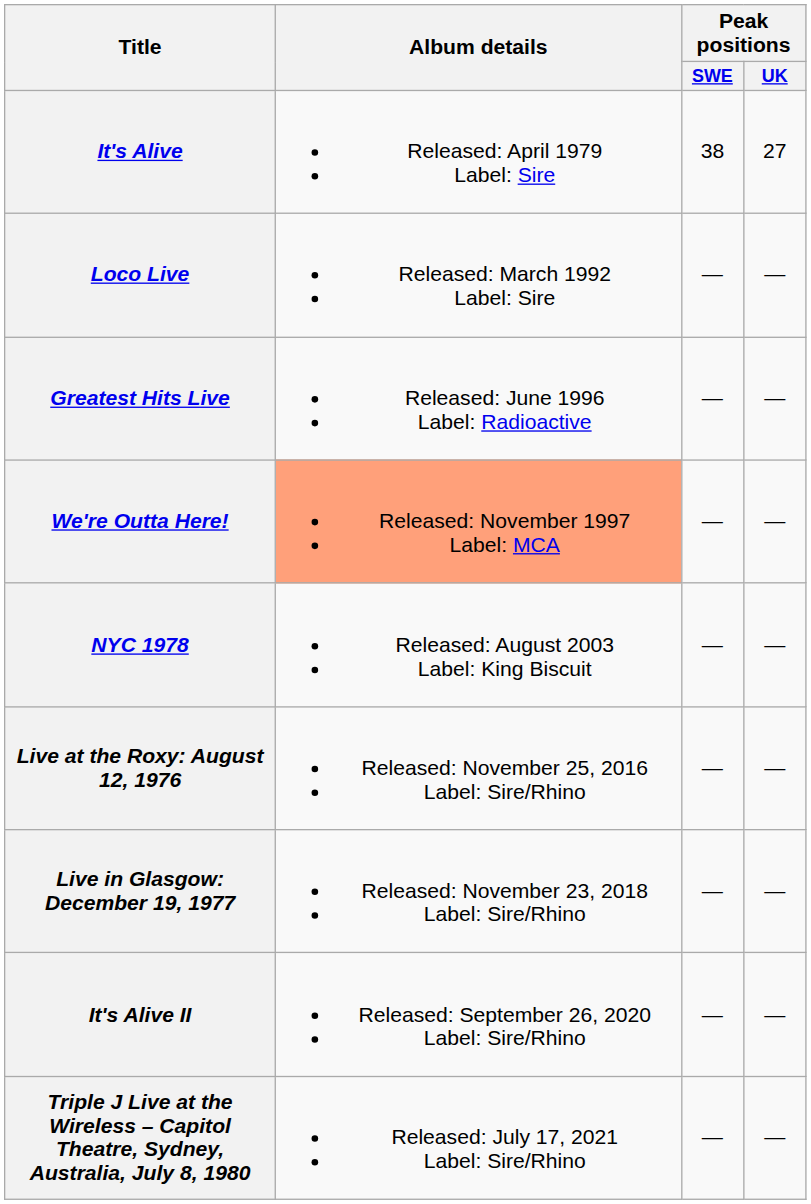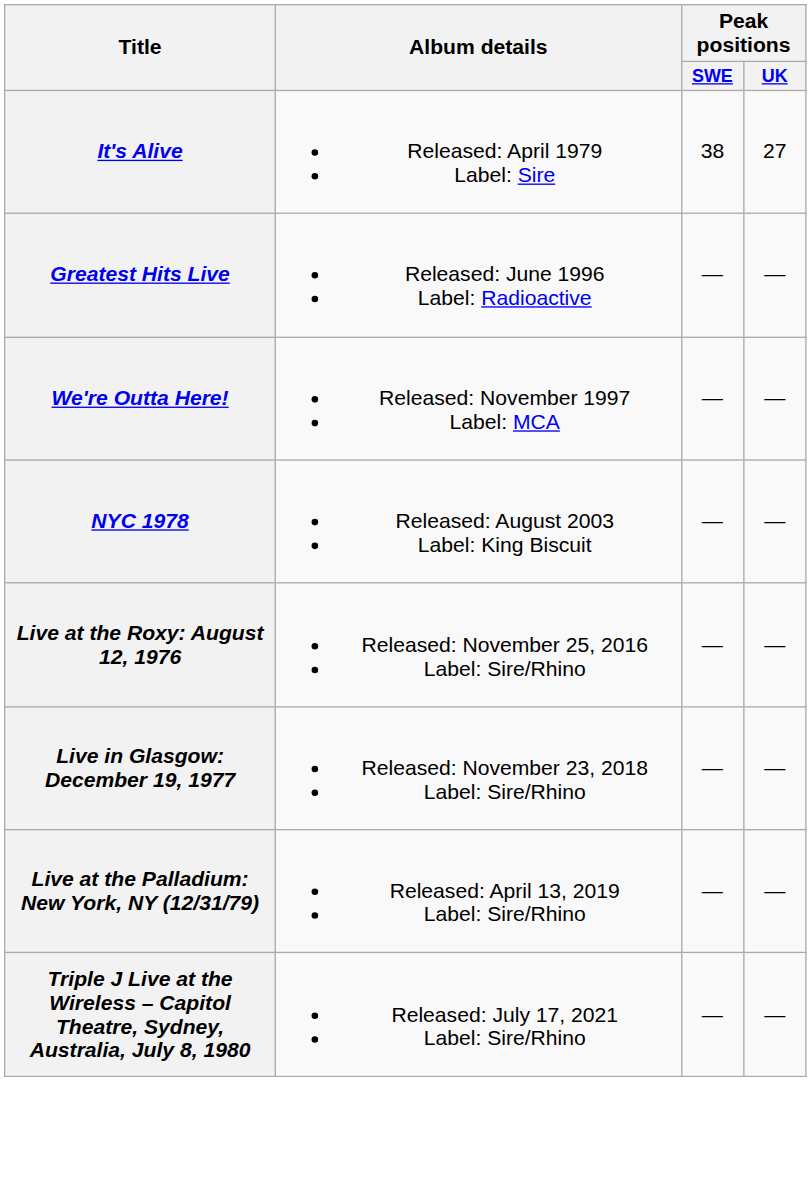- row: (140, 274)
(478, 533) lightsalmon background -> (478, 410) no background
+ row: (140, 891)
- row: (140, 1014)
